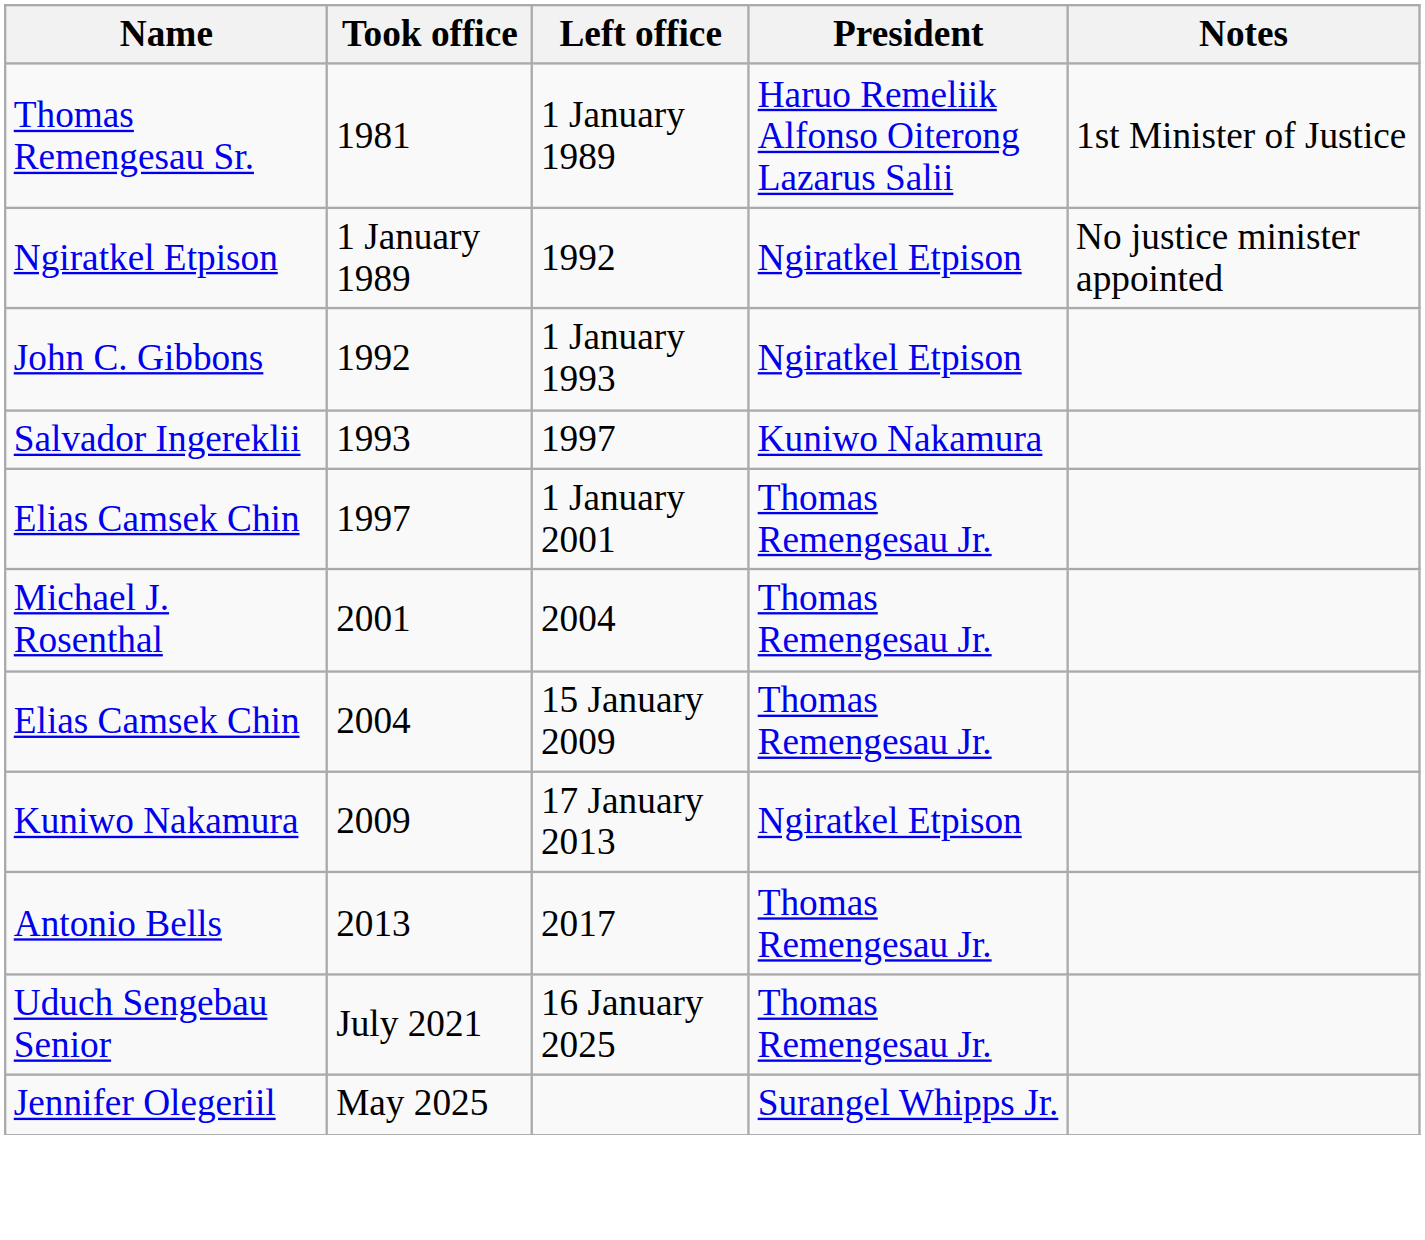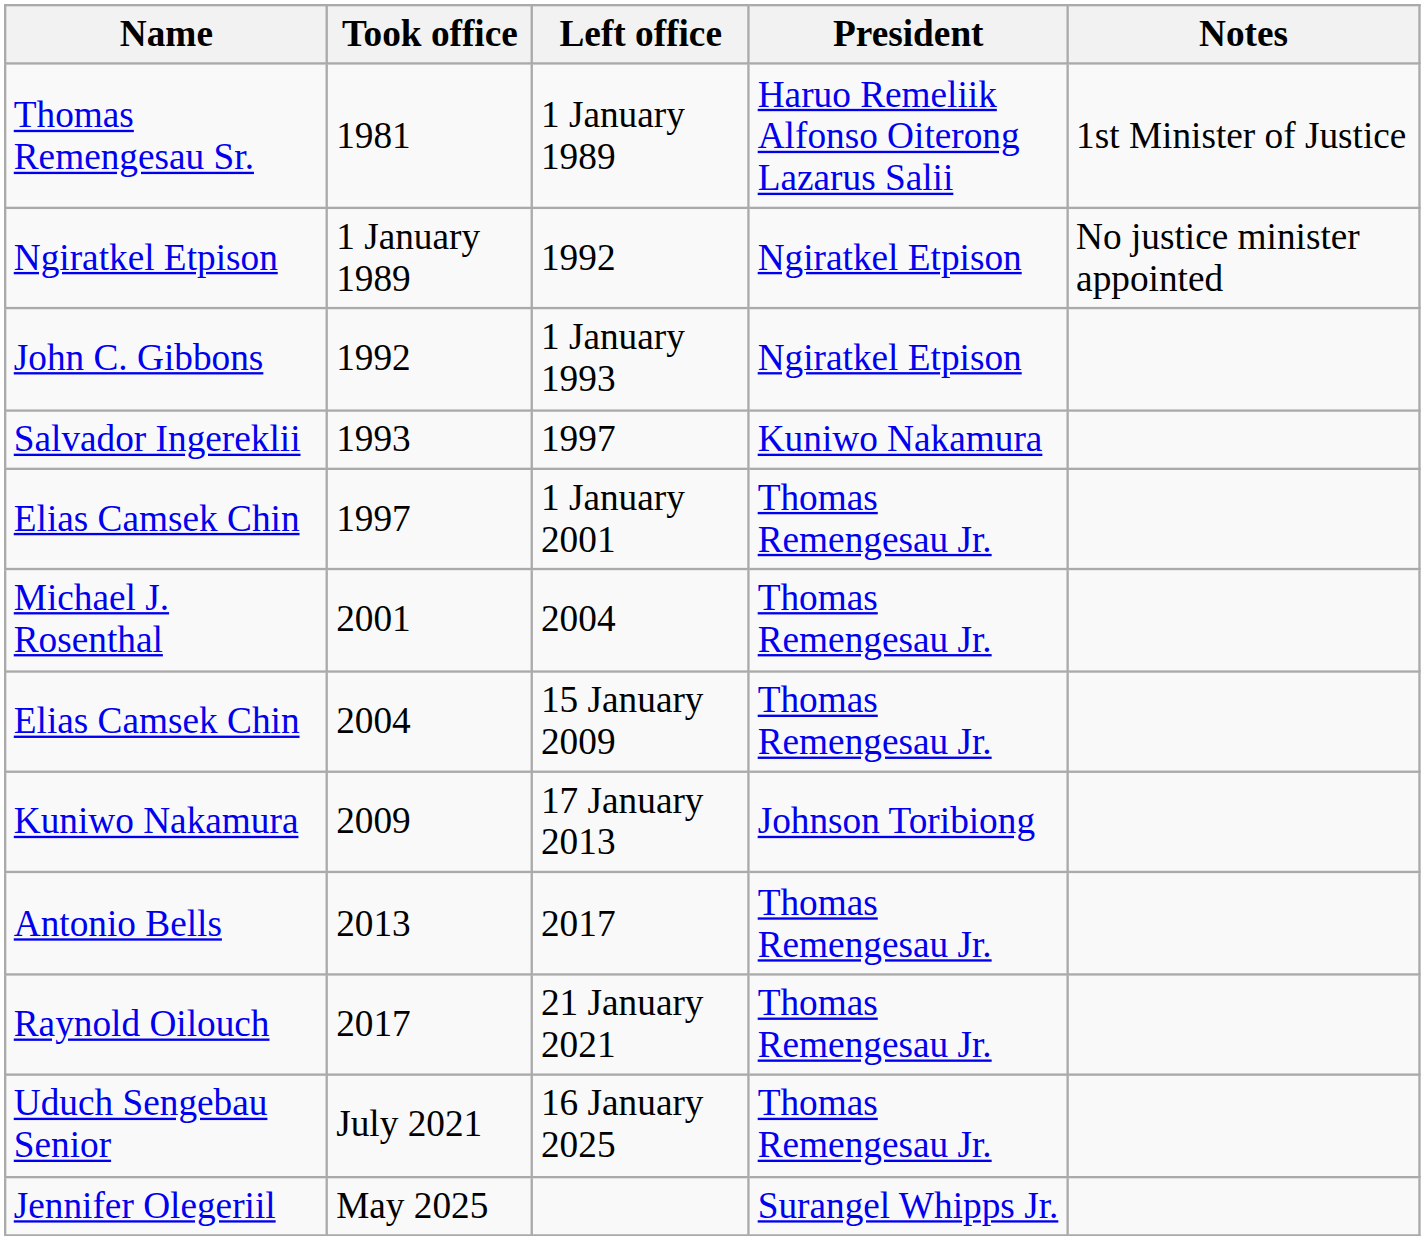(890, 821) Ngiratkel Etpison -> (896, 821) Johnson Toribiong
+ row: (622, 1023)
